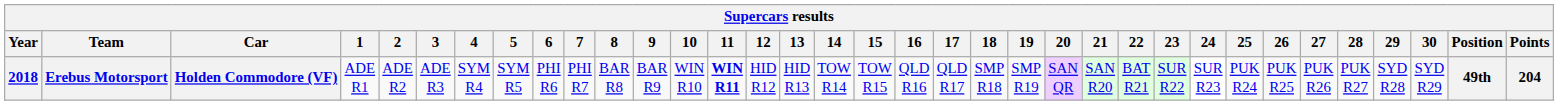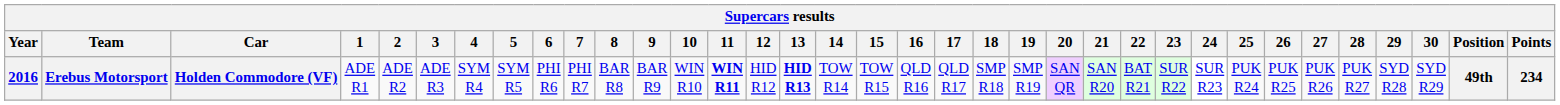(23, 78) 2018 -> (23, 78) 2016
(797, 78) normal -> (798, 78) bold
(1530, 78) 204 -> (1531, 78) 234
